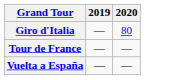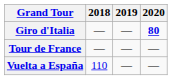+ column: (99, 13)
(126, 30) normal -> (154, 30) bold
